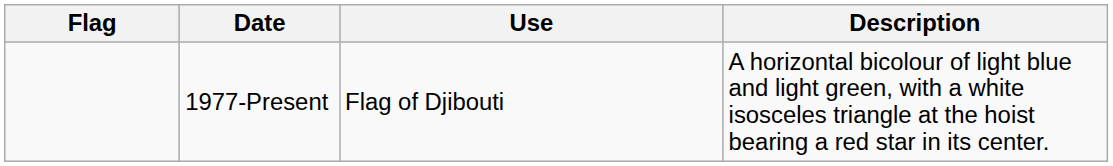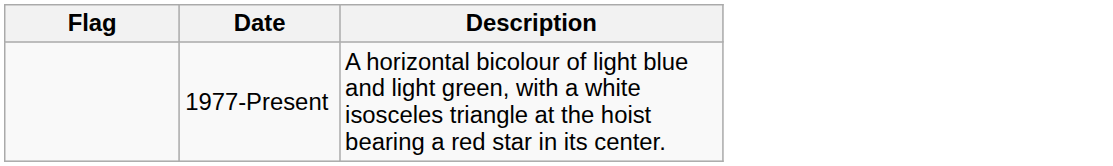- column: (531, 23)
